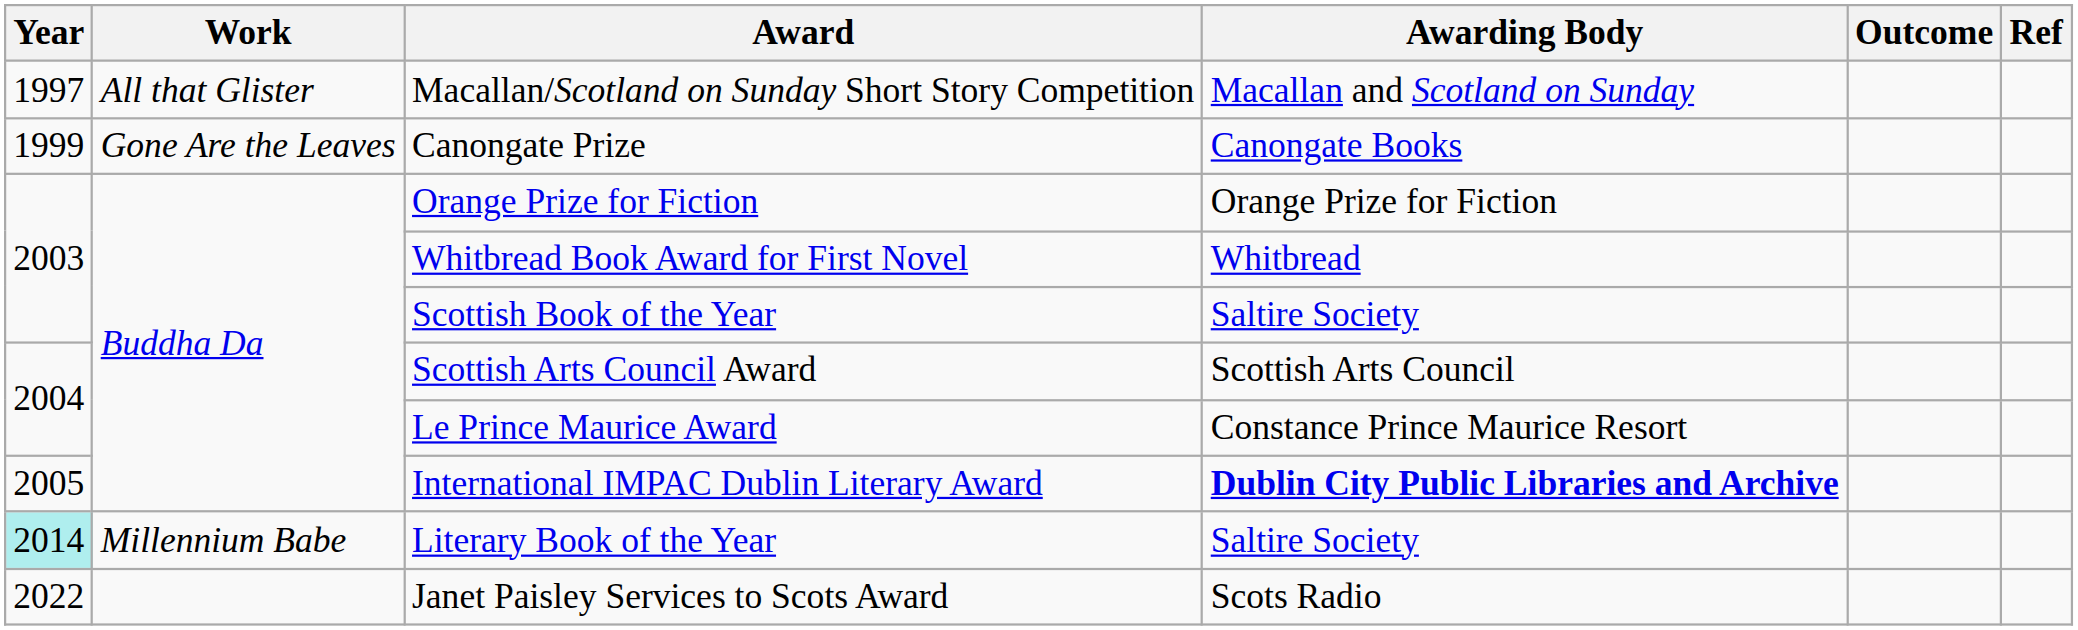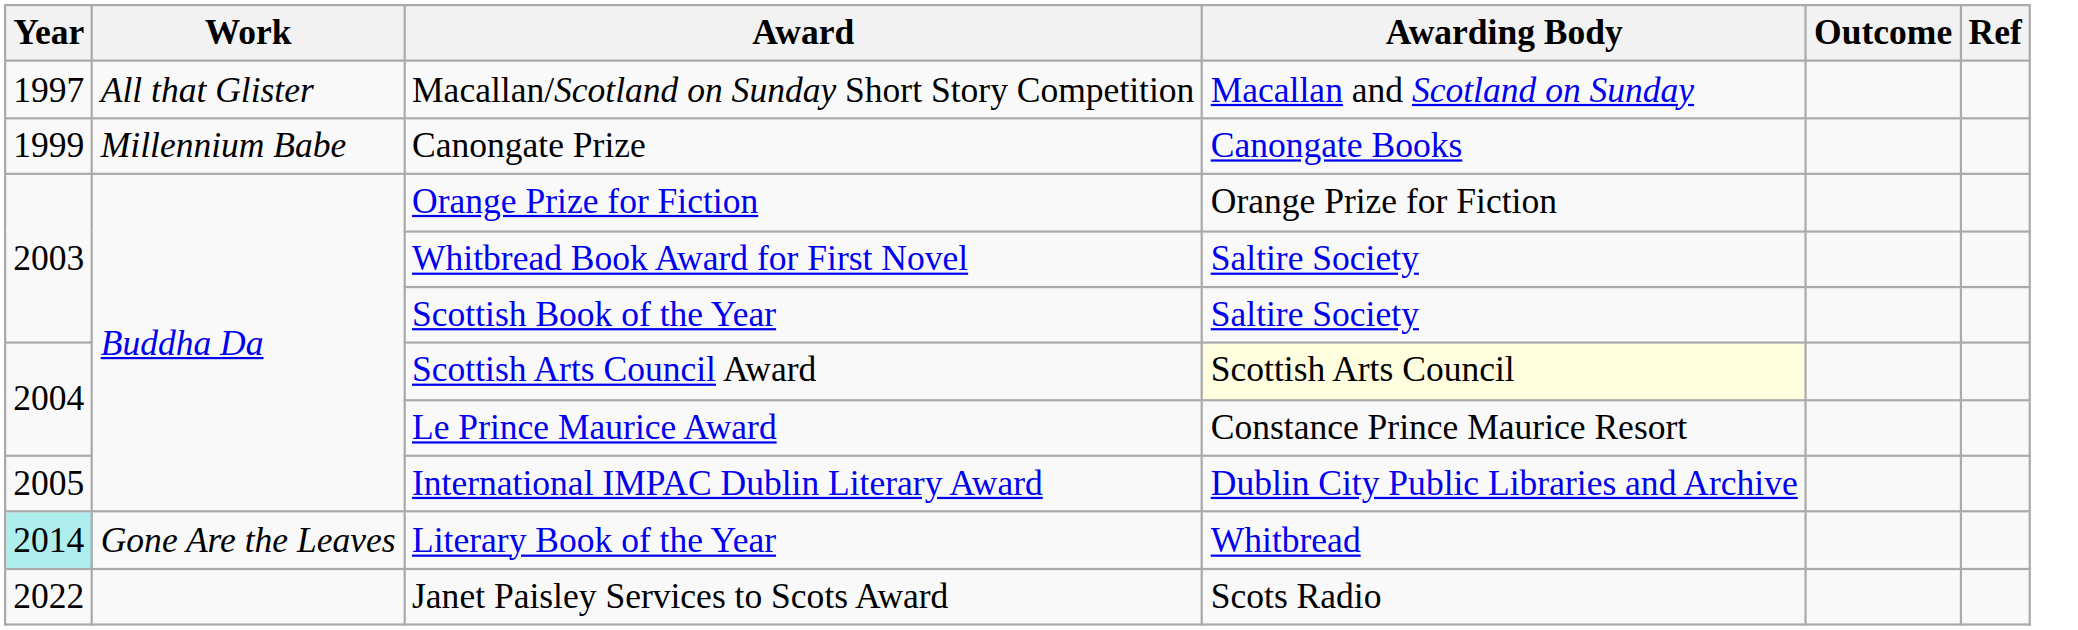(248, 145) Gone Are the Leaves -> (224, 145) Millennium Babe
(1286, 257) Whitbread -> (1315, 257) Saltire Society
(1363, 370) no background -> (1363, 370) lightyellow background
(1525, 483) bold -> (1504, 483) normal
(224, 539) Millennium Babe -> (248, 539) Gone Are the Leaves
(1315, 539) Saltire Society -> (1286, 539) Whitbread
